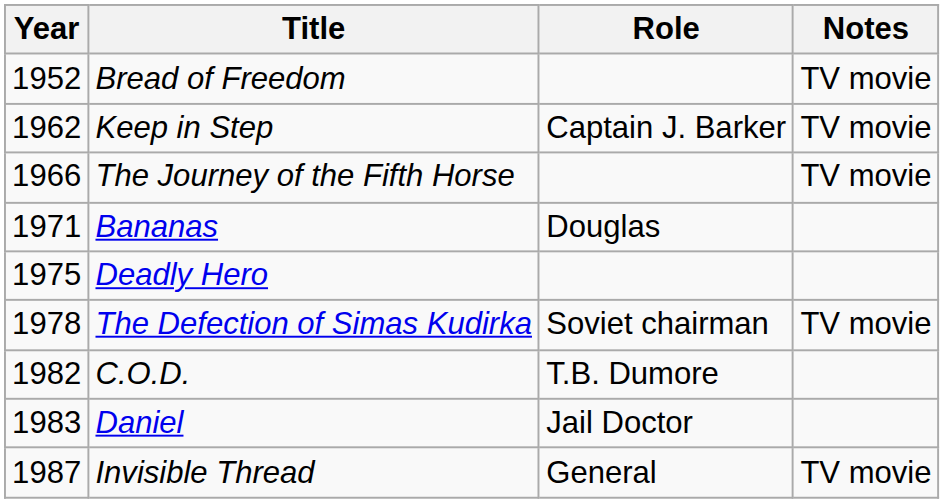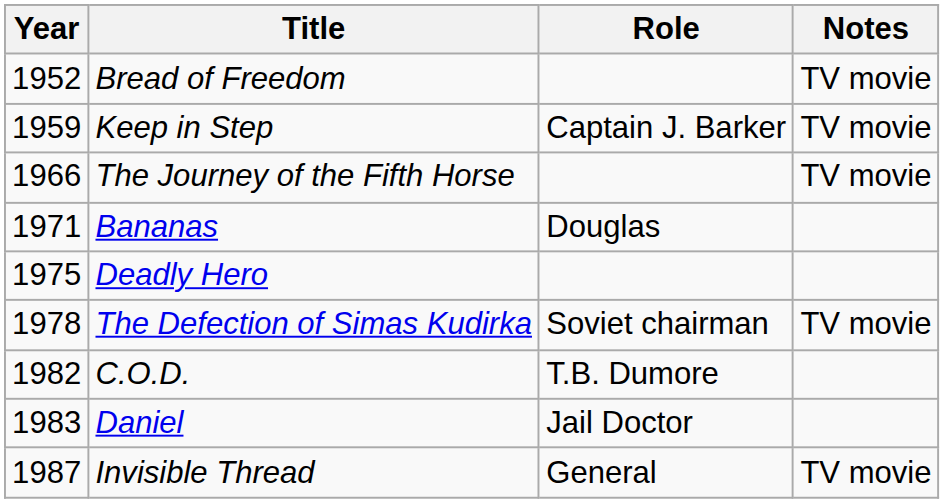(47, 127) 1962 -> (47, 127) 1959
